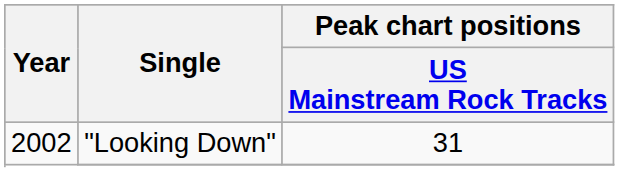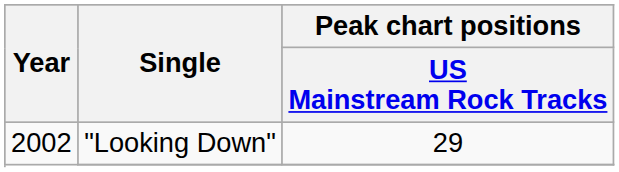(448, 142) 31 -> (448, 142) 29
